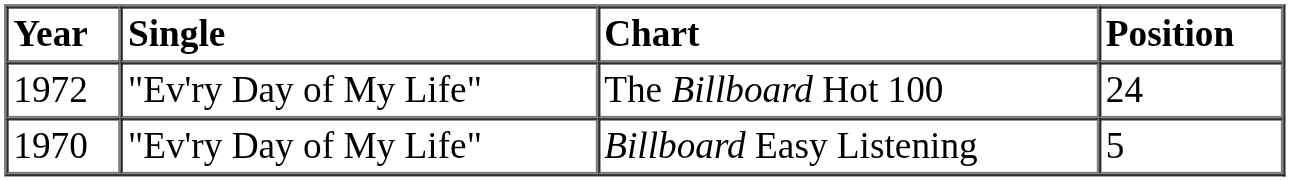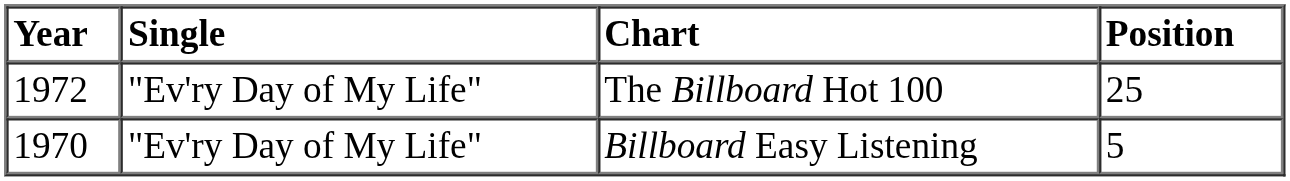(1124, 89) 24 -> (1124, 89) 25
